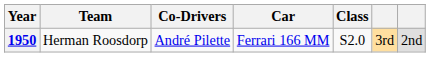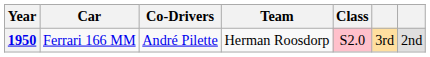columns swapped: (95, 16) <-> (283, 16)
(352, 40) no background -> (352, 40) pink background
